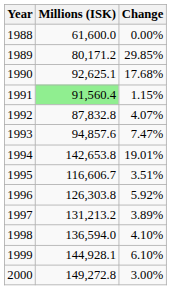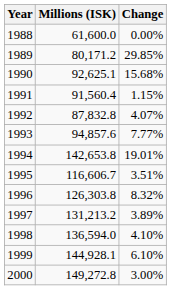(144, 74) 17.68% -> (144, 74) 15.68%
(94, 94) lightgreen background -> (94, 94) no background
(147, 134) 7.47% -> (147, 134) 7.77%
(147, 194) 5.92% -> (147, 194) 8.32%
